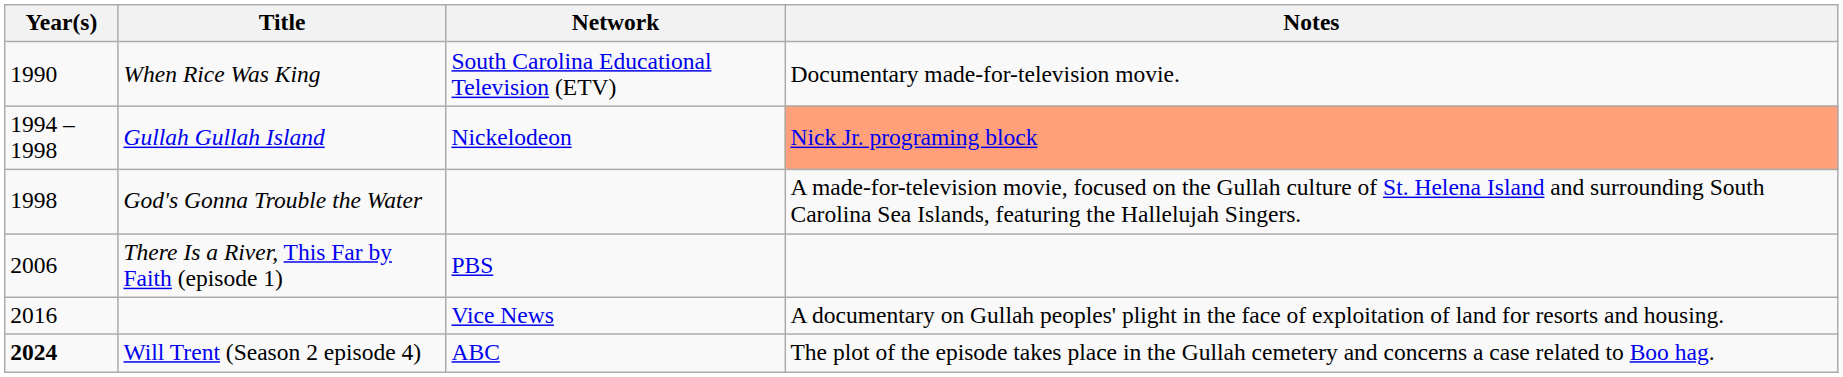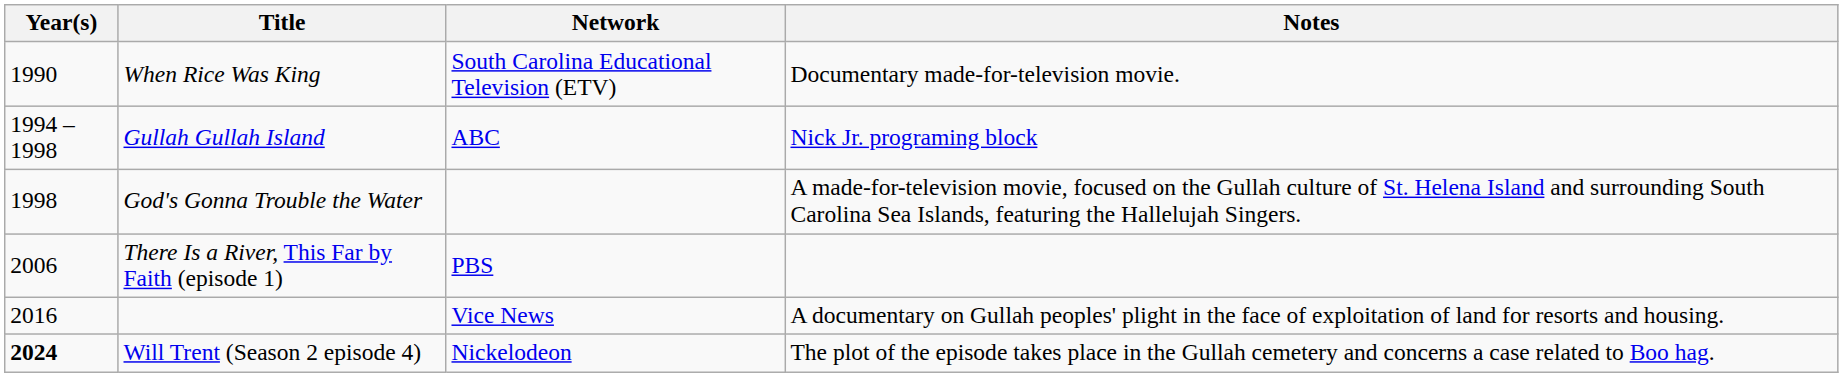(512, 137) Nickelodeon -> (476, 137) ABC
(914, 137) lightsalmon background -> (914, 137) no background
(476, 352) ABC -> (512, 352) Nickelodeon
